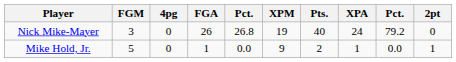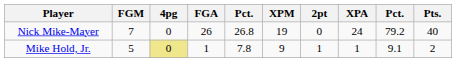columns swapped: (432, 13) <-> (319, 13)
(131, 31) 3 -> (131, 31) 7
(169, 48) no background -> (169, 48) khaki background
(244, 48) 0.0 -> (244, 48) 7.8
(395, 48) 0.0 -> (395, 48) 9.1
